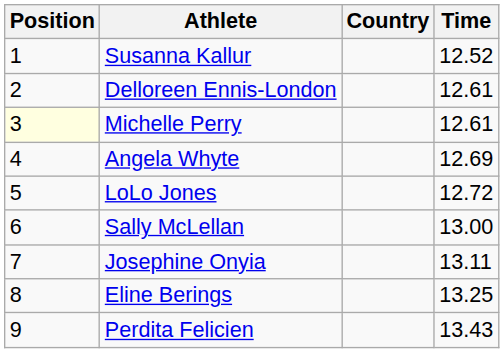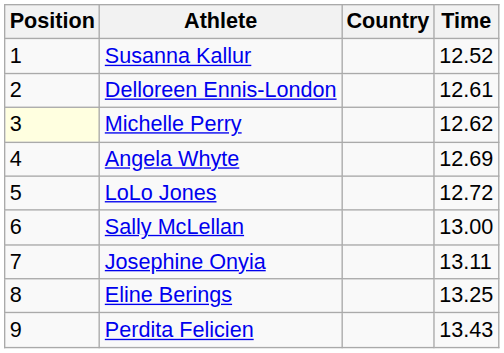(466, 124) 12.61 -> (466, 124) 12.62
